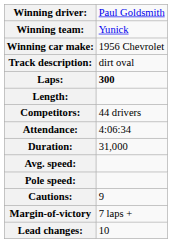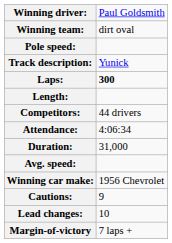(114, 29) Yunick -> (116, 29) dirt oval
rows swapped: (50, 46) <-> (50, 180)
(116, 63) dirt oval -> (114, 63) Yunick
rows swapped: (50, 230) <-> (50, 213)
